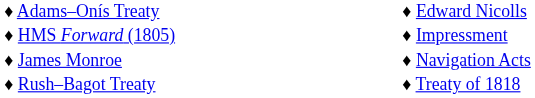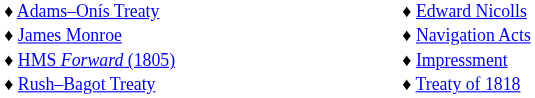rows swapped: (90, 35) <-> (63, 60)
